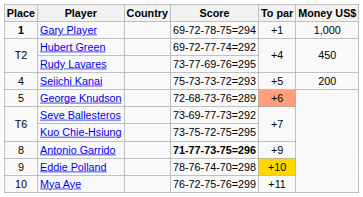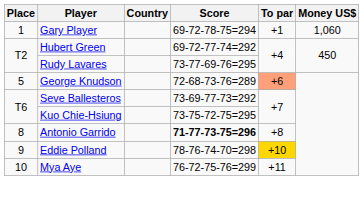(21, 30) bold -> (21, 30) normal
(327, 30) 1,000 -> (327, 30) 1,060
- row: (71, 81)
(277, 150) +9 -> (277, 133) +8
